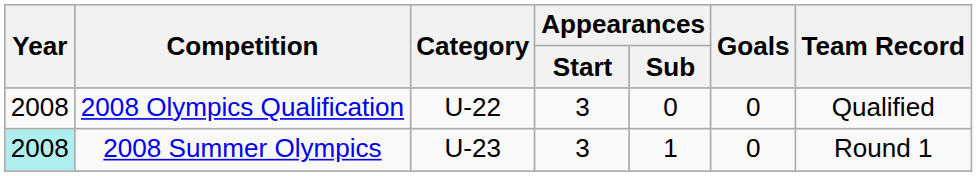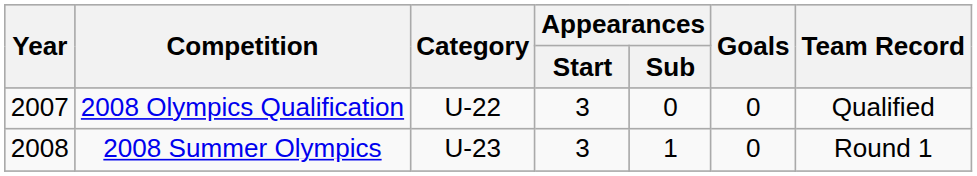(40, 107) 2008 -> (40, 107) 2007
(40, 149) paleturquoise background -> (40, 149) no background
